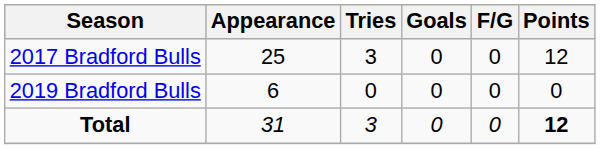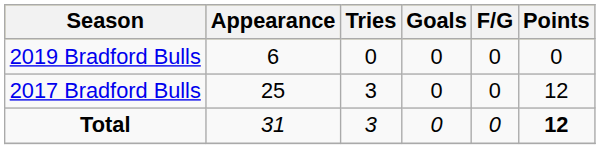rows swapped: (105, 56) <-> (105, 90)
